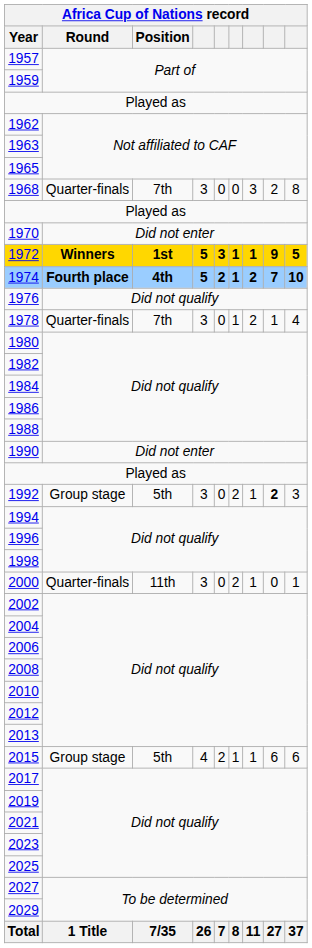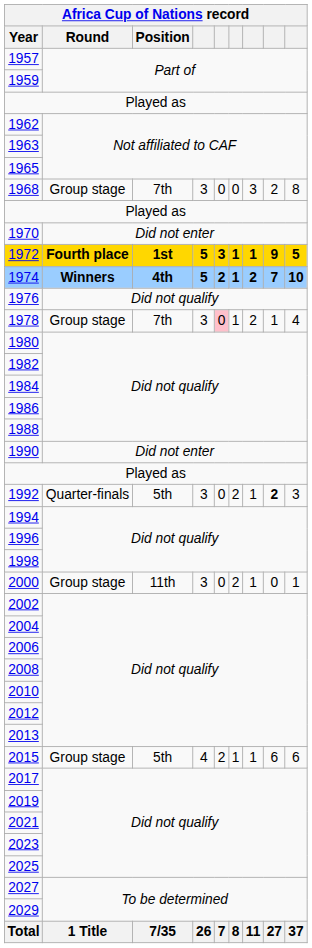(87, 189) Quarter-finals -> (87, 189) Group stage
(87, 255) Winners -> (87, 255) Fourth place
(87, 277) Fourth place -> (87, 277) Winners
(87, 320) Quarter-finals -> (87, 320) Group stage
(222, 320) no background -> (222, 320) pink background
(87, 495) Group stage -> (87, 495) Quarter-finals
(87, 582) Quarter-finals -> (87, 582) Group stage
